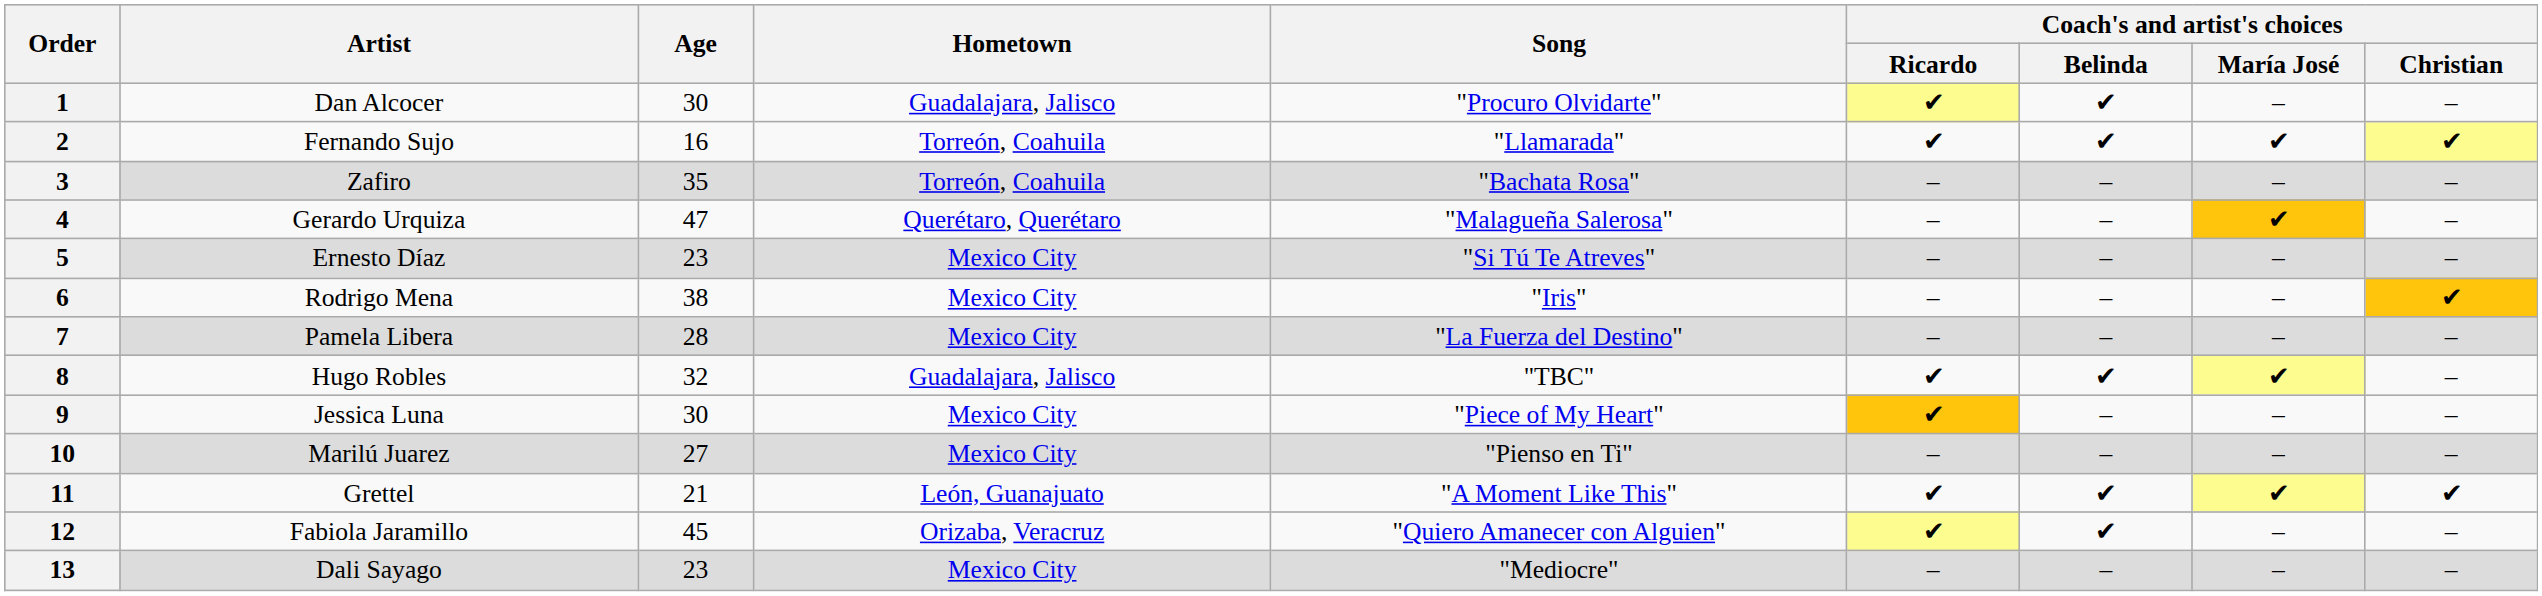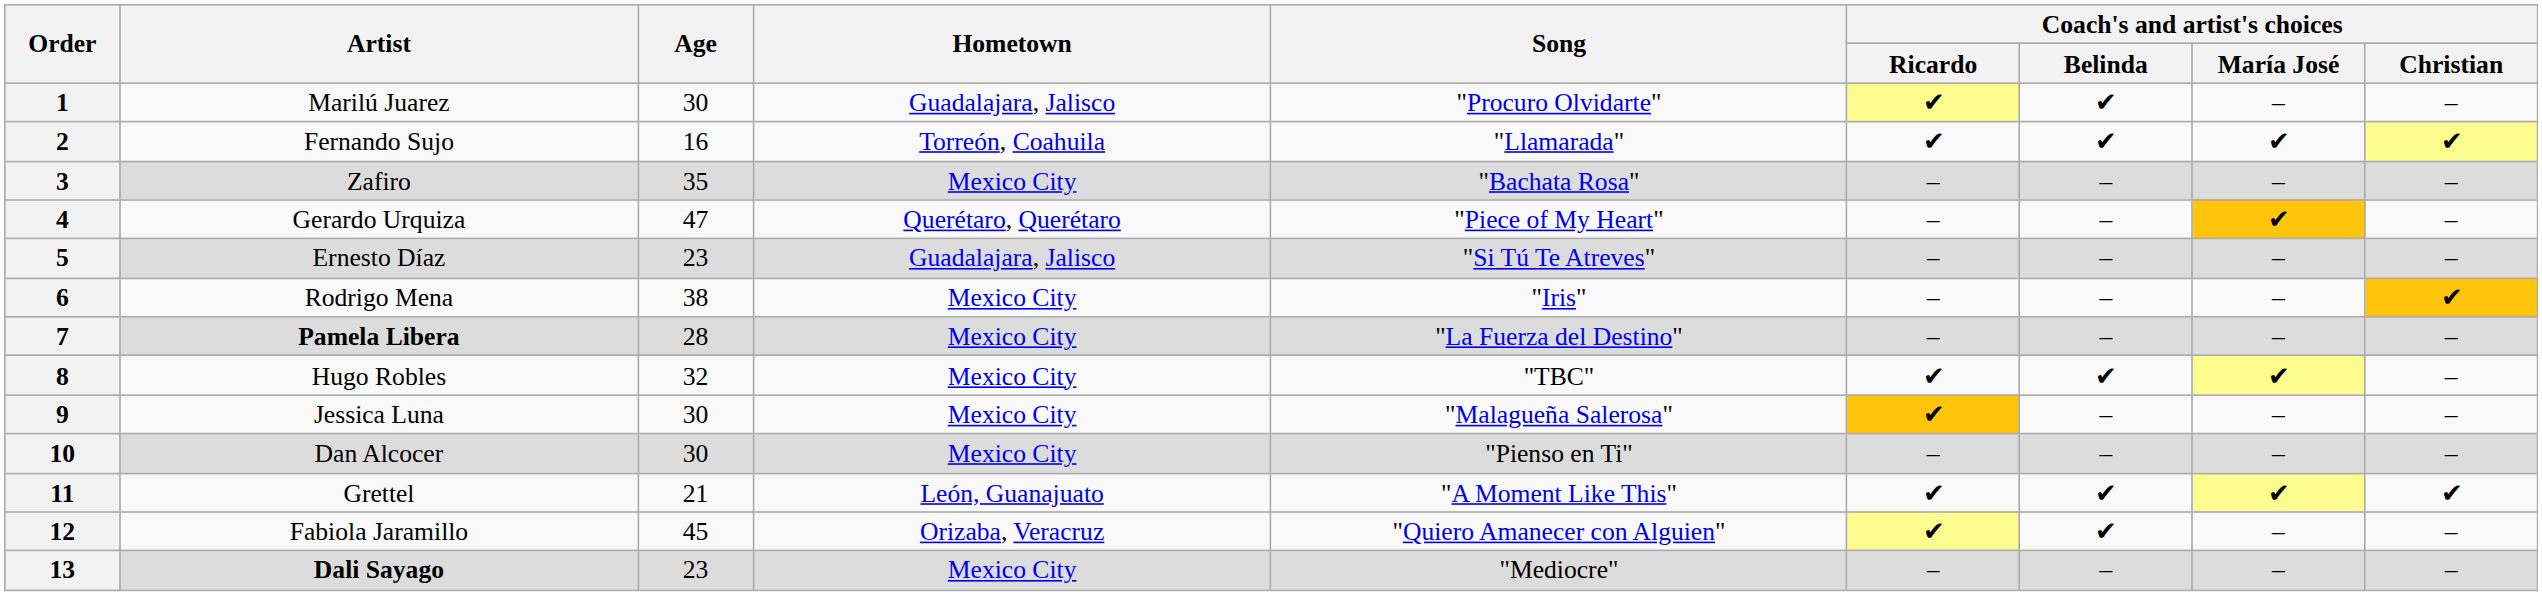(379, 102) Dan Alcocer -> (379, 102) Marilú Juarez
(1012, 180) Torreón, Coahuila -> (1012, 180) Mexico City
(1559, 219) "Malagueña Salerosa" -> (1559, 219) "Piece of My Heart"
(1012, 258) Mexico City -> (1012, 258) Guadalajara, Jalisco
(379, 336) normal -> (379, 336) bold
(1012, 375) Guadalajara, Jalisco -> (1012, 375) Mexico City
(1559, 414) "Piece of My Heart" -> (1559, 414) "Malagueña Salerosa"
(379, 453) Marilú Juarez -> (379, 453) Dan Alcocer
(696, 453) 27 -> (696, 453) 30
(379, 570) normal -> (379, 570) bold
